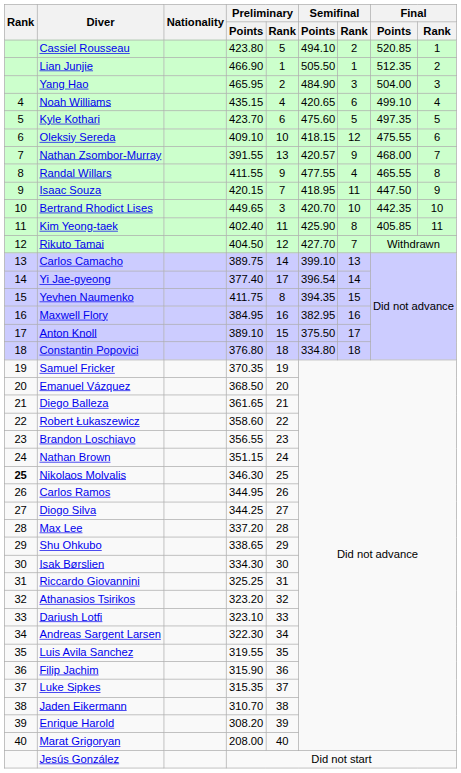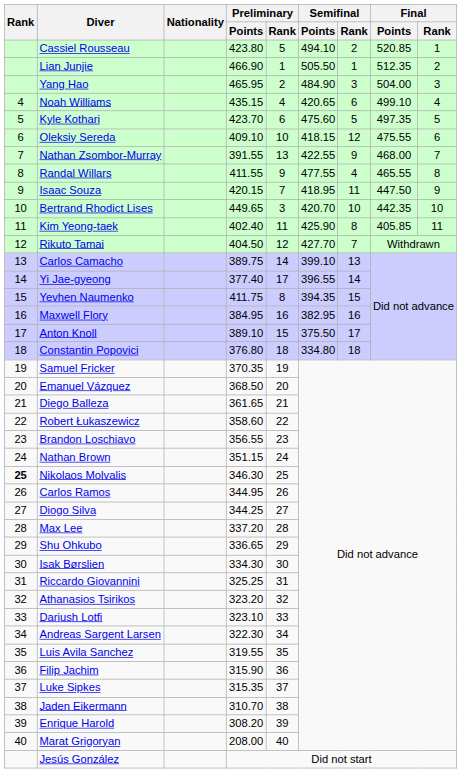(318, 155) 420.57 -> (318, 155) 422.55
(318, 279) 396.54 -> (318, 279) 396.55
(246, 546) 338.65 -> (246, 546) 336.65
